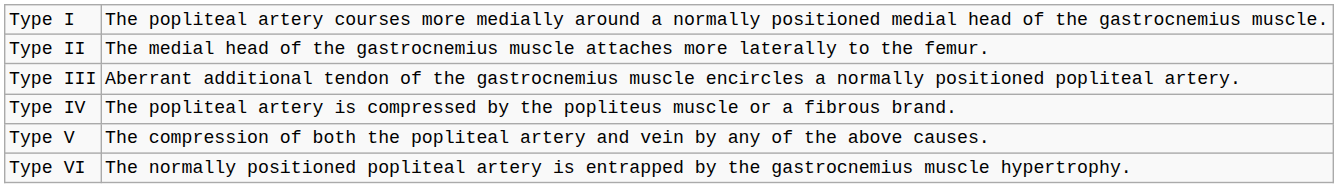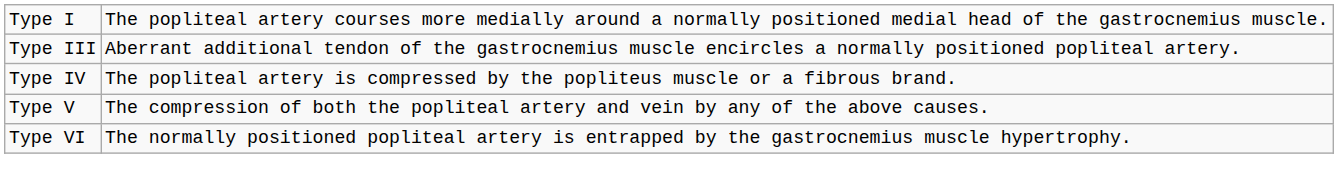- row: (47, 49)
